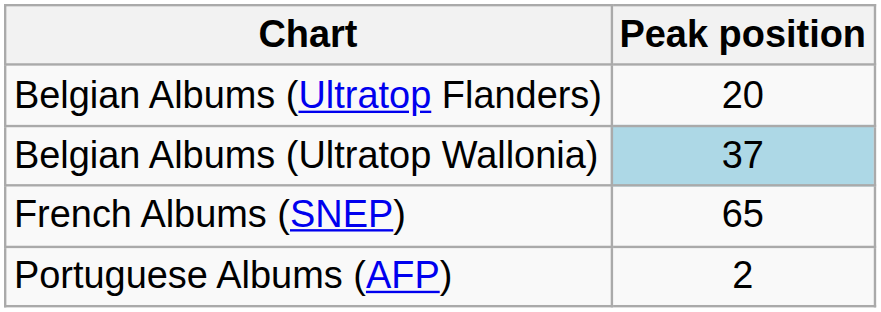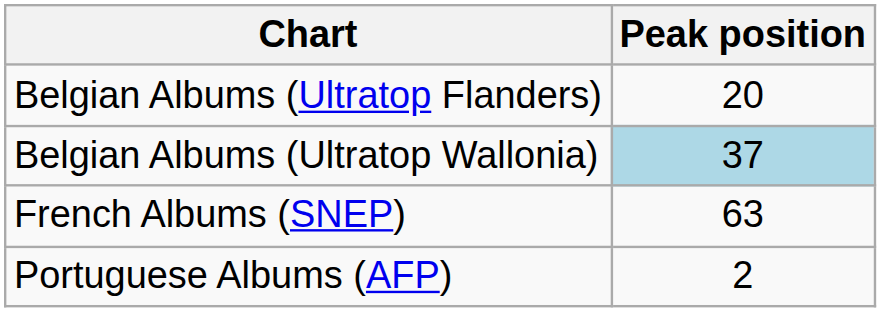(743, 214) 65 -> (743, 214) 63
